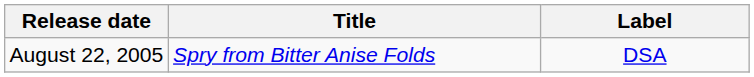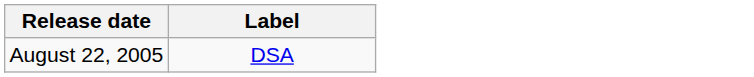- column: (355, 21)
